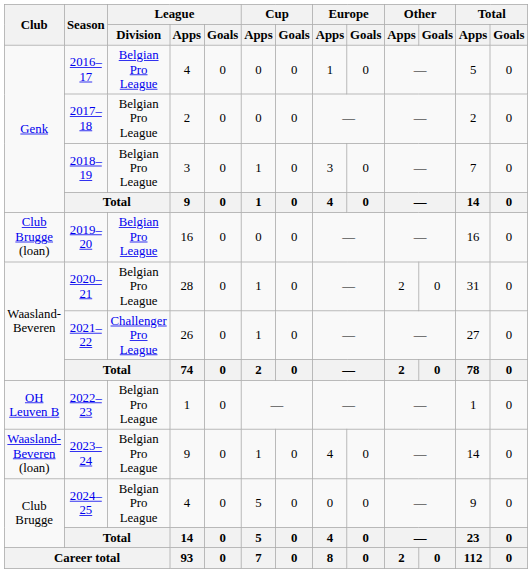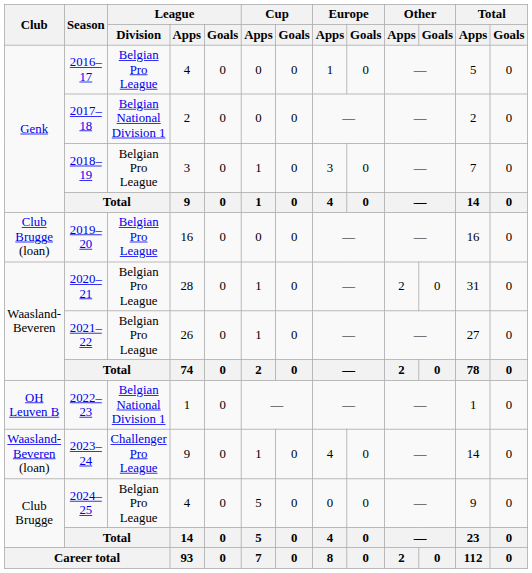(139, 118) Belgian Pro League -> (139, 118) Belgian National Division 1
(139, 335) Challenger Pro League -> (139, 335) Belgian Pro League
(139, 404) Belgian Pro League -> (139, 404) Belgian National Division 1
(139, 453) Belgian Pro League -> (139, 453) Challenger Pro League
